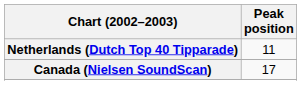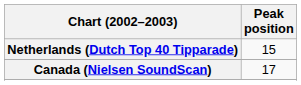(269, 49) 11 -> (269, 49) 15
